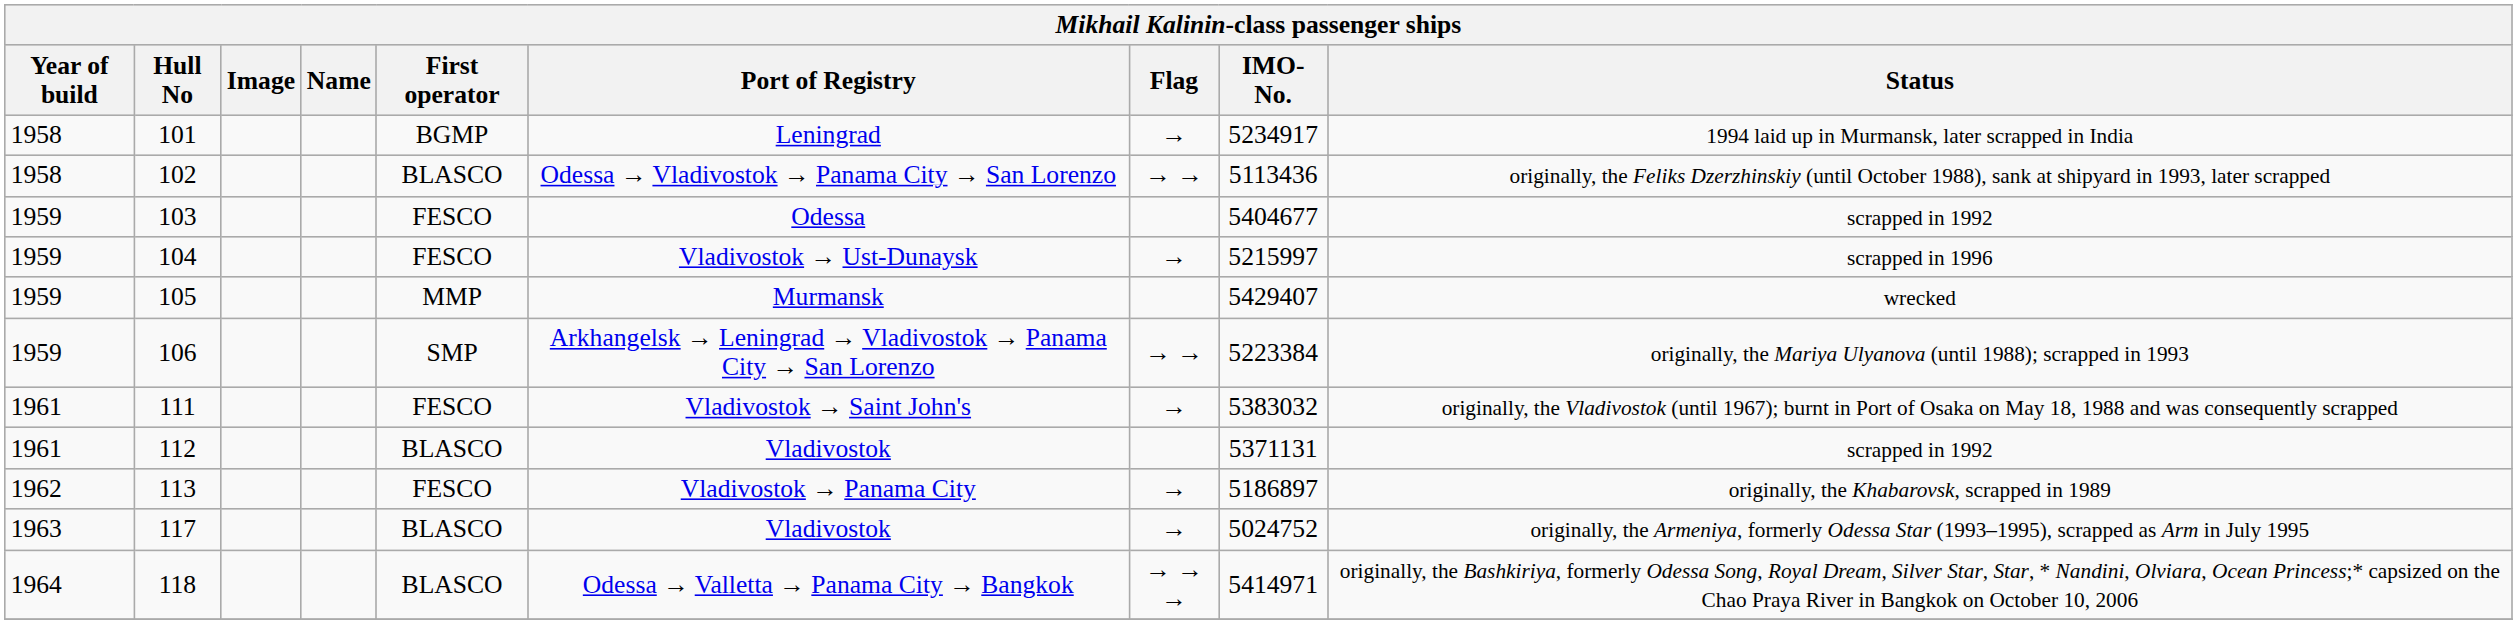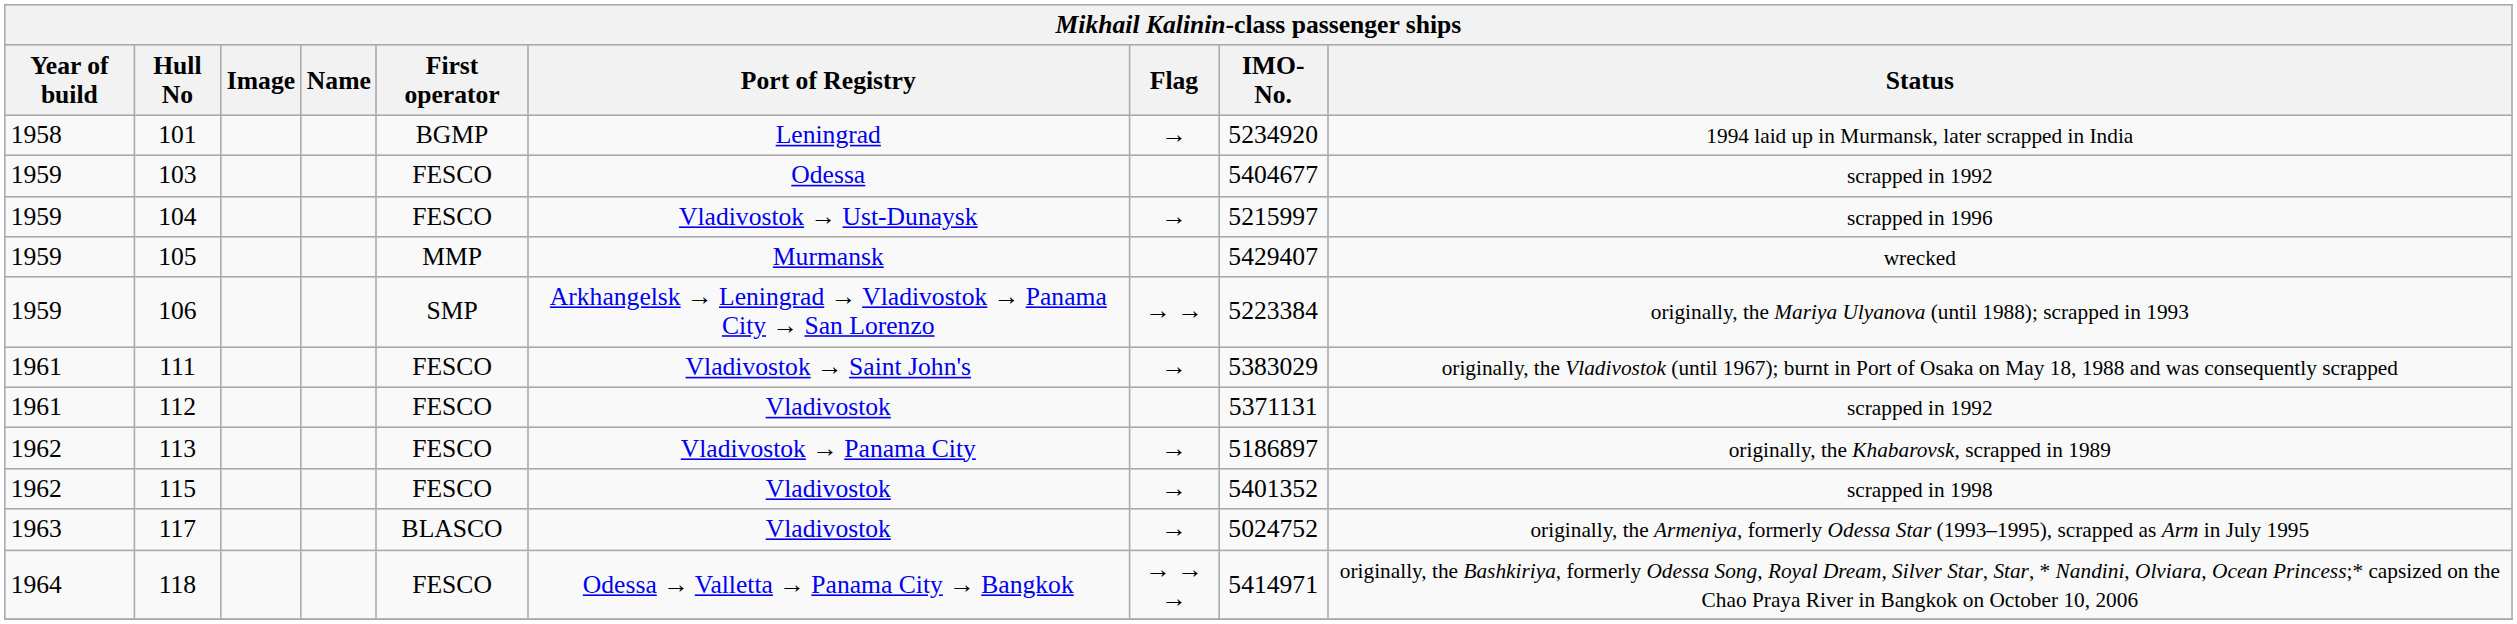(1273, 134) 5234917 -> (1273, 134) 5234920
- row: (177, 175)
(1273, 407) 5383032 -> (1273, 366) 5383029
(452, 447) BLASCO -> (452, 407) FESCO
+ row: (177, 488)
(452, 584) BLASCO -> (452, 584) FESCO
